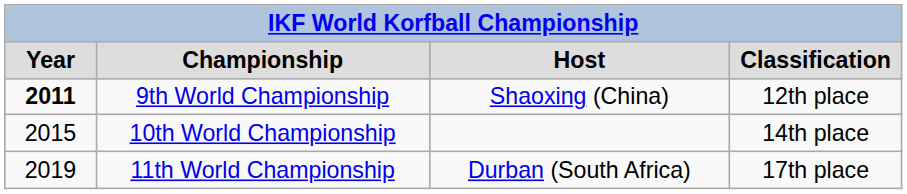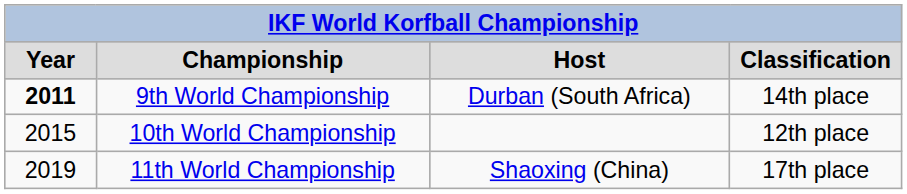(579, 97) Shaoxing (China) -> (579, 97) Durban (South Africa)
(816, 97) 12th place -> (816, 97) 14th place
(816, 133) 14th place -> (816, 133) 12th place
(579, 170) Durban (South Africa) -> (579, 170) Shaoxing (China)
